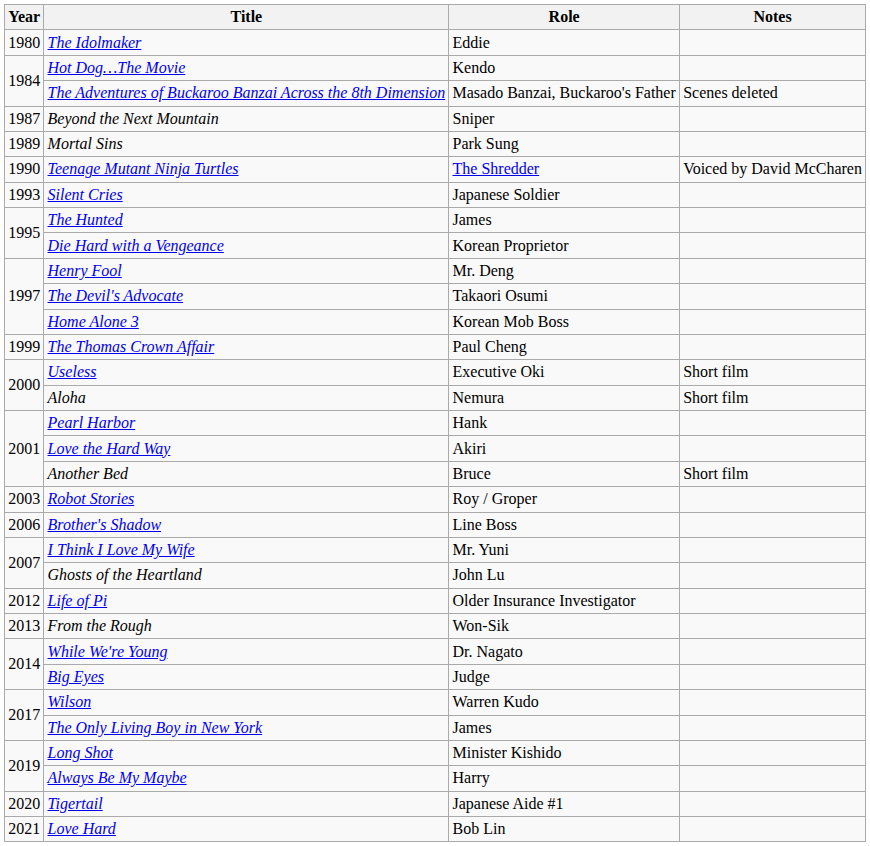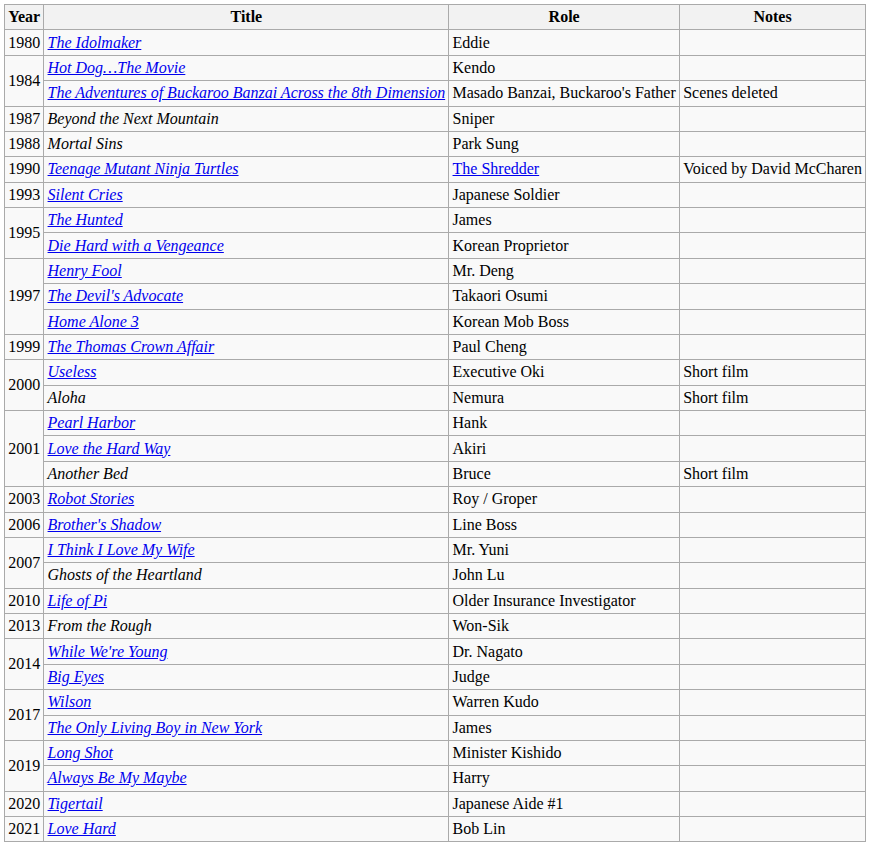(24, 144) 1989 -> (24, 144) 1988
(24, 600) 2012 -> (24, 600) 2010
